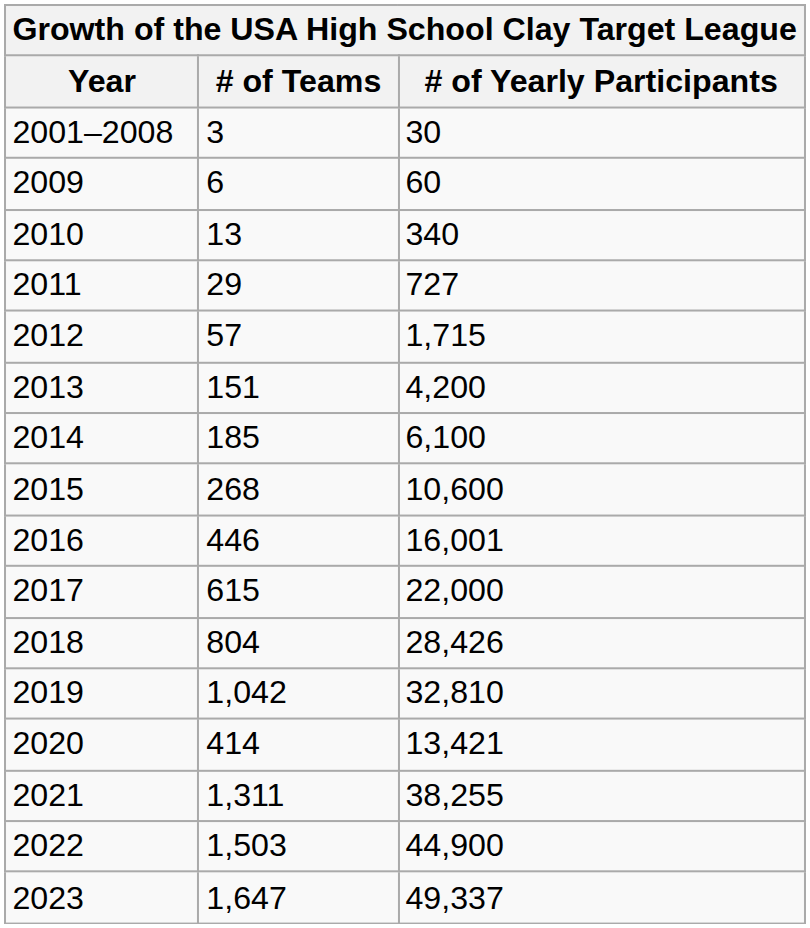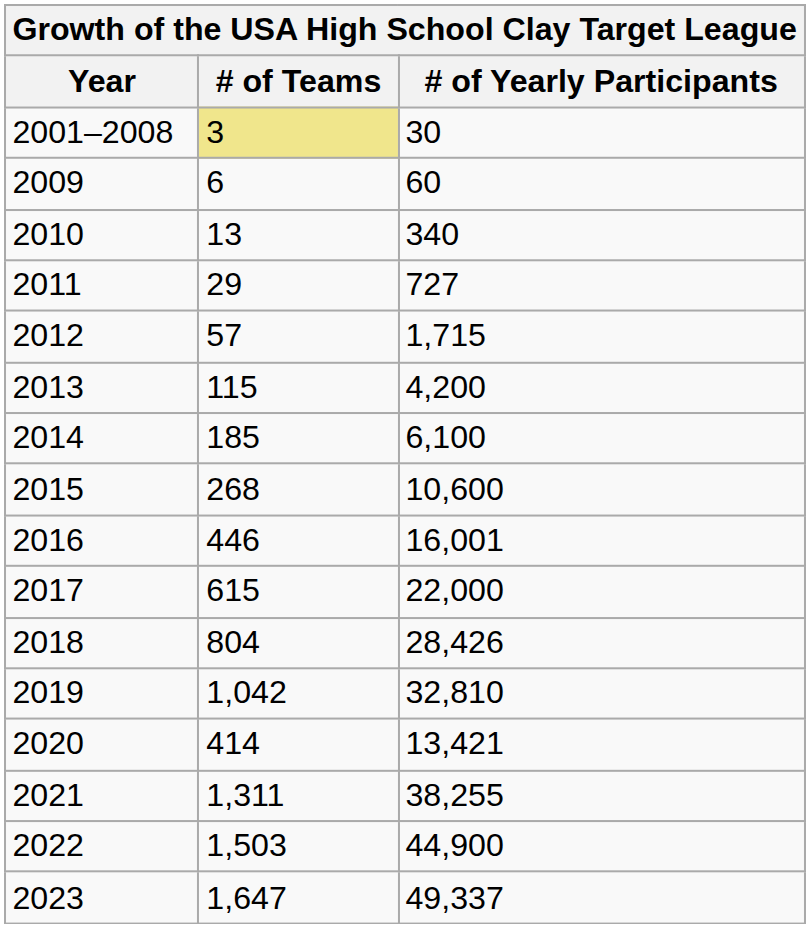(215, 132) no background -> (215, 132) khaki background
(233, 387) 151 -> (232, 387) 115
